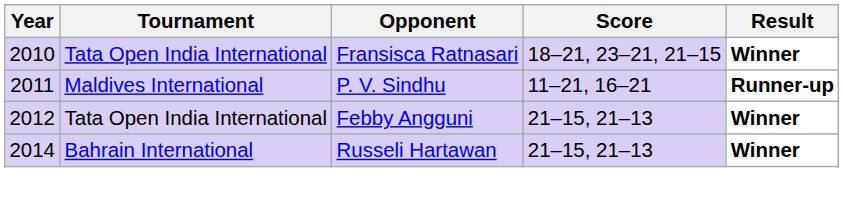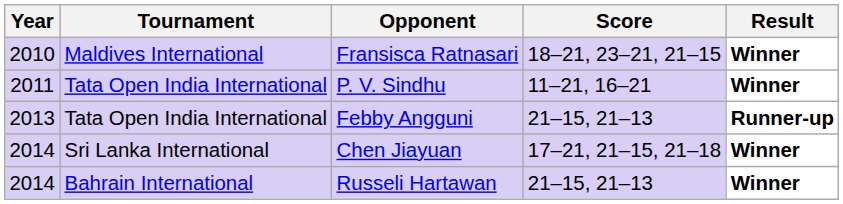(196, 54) Tata Open India International -> (164, 54) Maldives International
(164, 86) Maldives International -> (196, 86) Tata Open India International
(782, 86) Runner-up -> (765, 86) Winner
(32, 118) 2012 -> (32, 118) 2013
(765, 118) Winner -> (782, 118) Runner-up
+ row: (399, 150)
